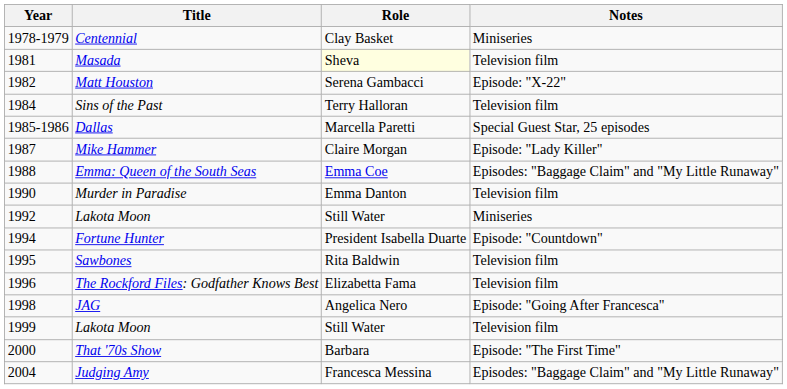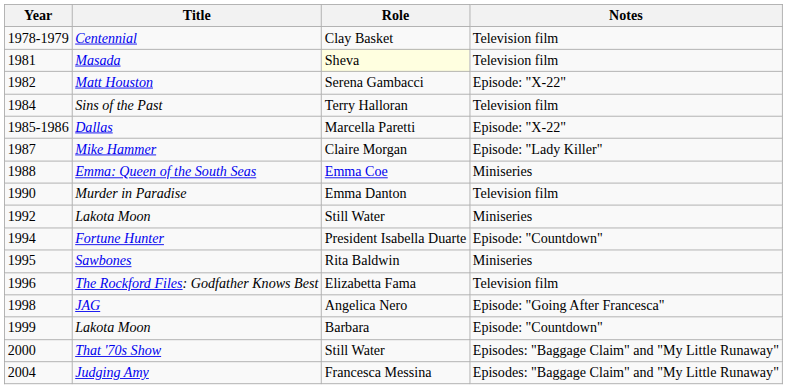(503, 37) Miniseries -> (516, 37) Television film
(561, 127) Special Guest Star, 25 episodes -> (519, 127) Episode: "X-22"
(626, 171) Episodes: "Baggage Claim" and "My Little Runaway" -> (503, 171) Miniseries
(516, 261) Television film -> (503, 261) Miniseries
(355, 328) Still Water -> (347, 328) Barbara
(516, 328) Television film -> (538, 328) Episode: "Countdown"
(347, 350) Barbara -> (355, 350) Still Water
(547, 350) Episode: "The First Time" -> (626, 350) Episodes: "Baggage Claim" and "My Little Runaway"
